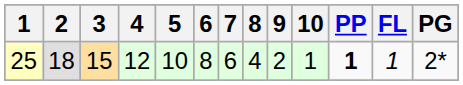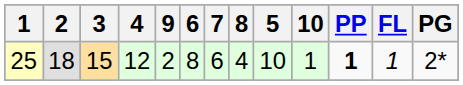columns swapped: (175, 23) <-> (279, 23)
